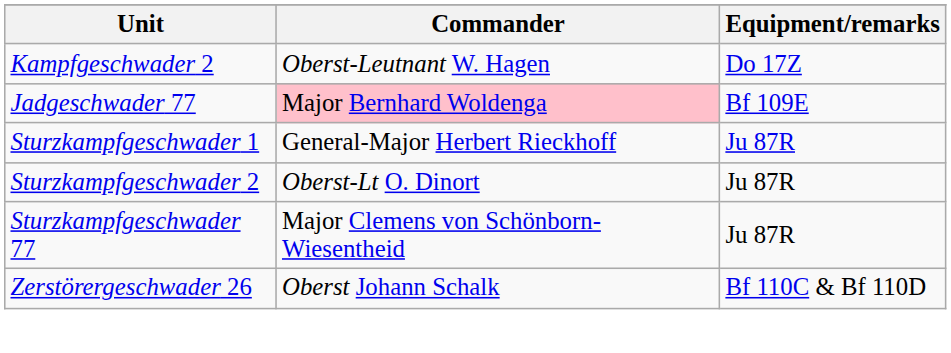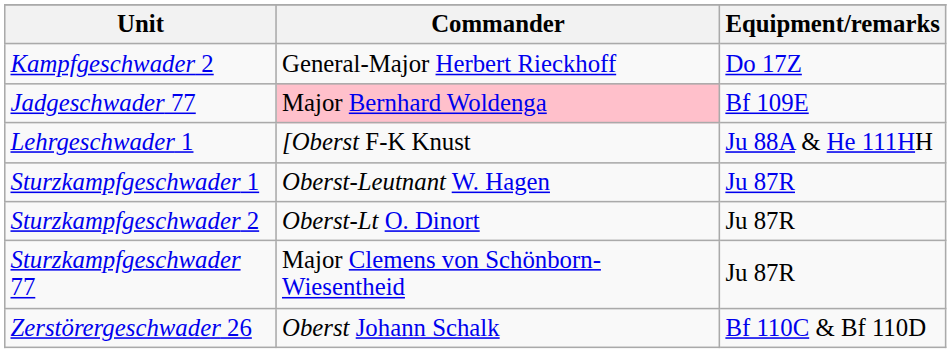(416, 63) Oberst-Leutnant W. Hagen -> (449, 63) General-Major Herbert Rieckhoff
+ row: (102, 142)
(449, 142) General-Major Herbert Rieckhoff -> (416, 181) Oberst-Leutnant W. Hagen
